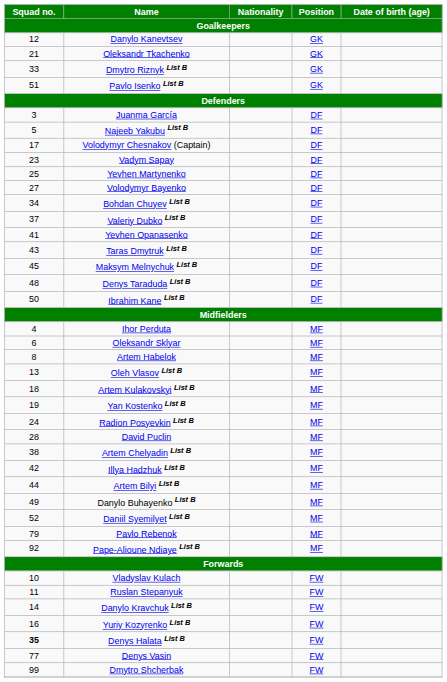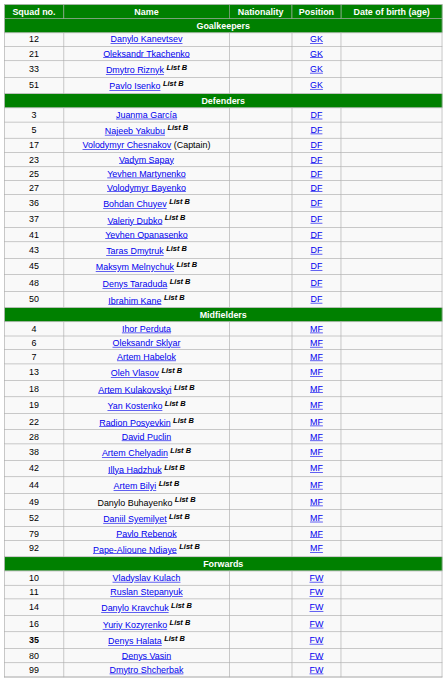(34, 203) 34 -> (34, 203) 36
(34, 357) 8 -> (34, 357) 7
(34, 422) 24 -> (34, 422) 22
(34, 656) 77 -> (34, 656) 80
